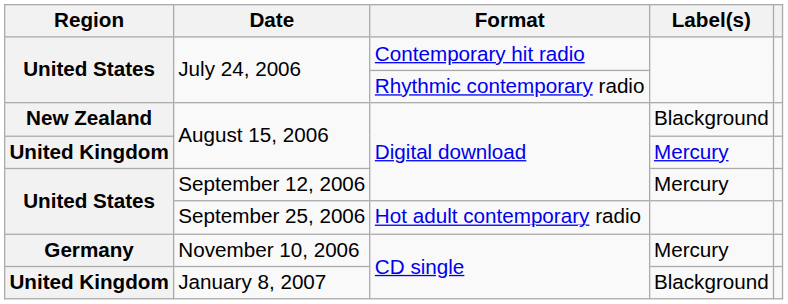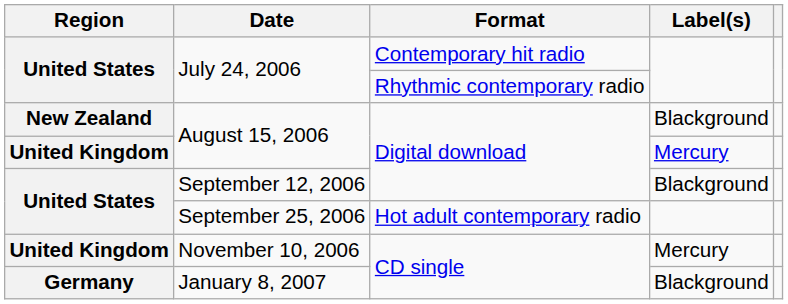(691, 184) Mercury -> (711, 184) Blackground
(89, 250) Germany -> (89, 250) United Kingdom
(89, 282) United Kingdom -> (89, 282) Germany
